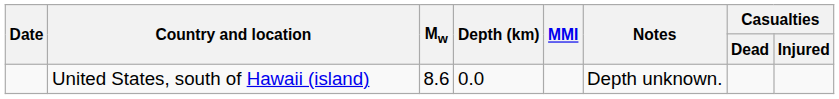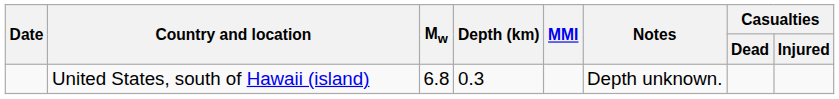(436, 78) 8.6 -> (436, 78) 6.8
(471, 78) 0.0 -> (471, 78) 0.3
